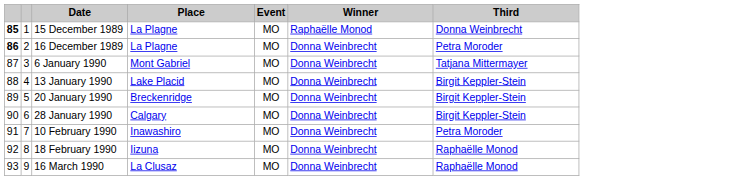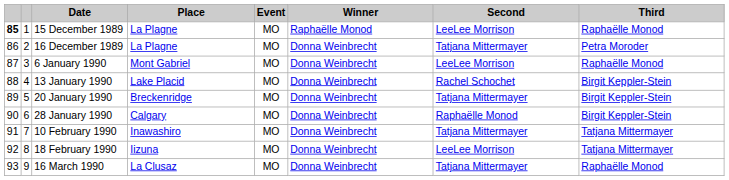+ column: (506, 12)
(479, 29) Donna Weinbrecht -> (622, 29) Raphaëlle Monod
(13, 46) bold -> (13, 46) normal
(482, 64) Tatjana Mittermayer -> (622, 64) Raphaëlle Monod
(469, 132) Petra Moroder -> (627, 132) Tatjana Mittermayer
(477, 149) Raphaëlle Monod -> (627, 149) Tatjana Mittermayer
